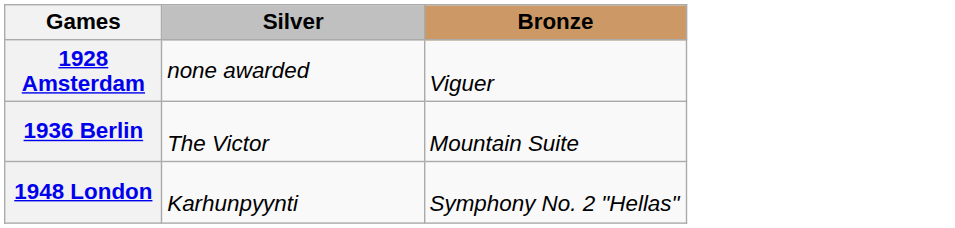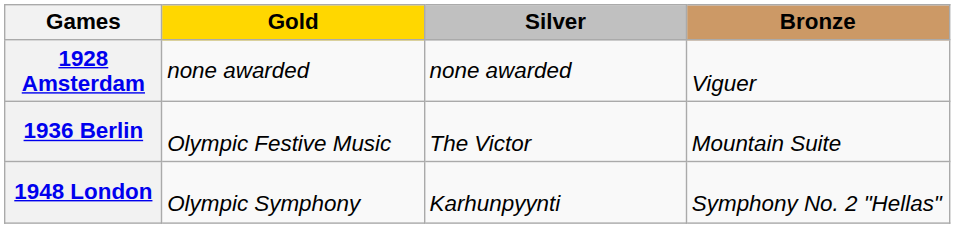+ column: (293, 22)
